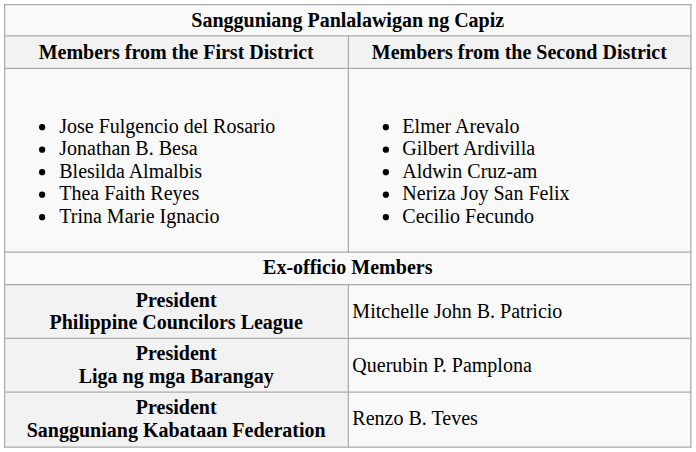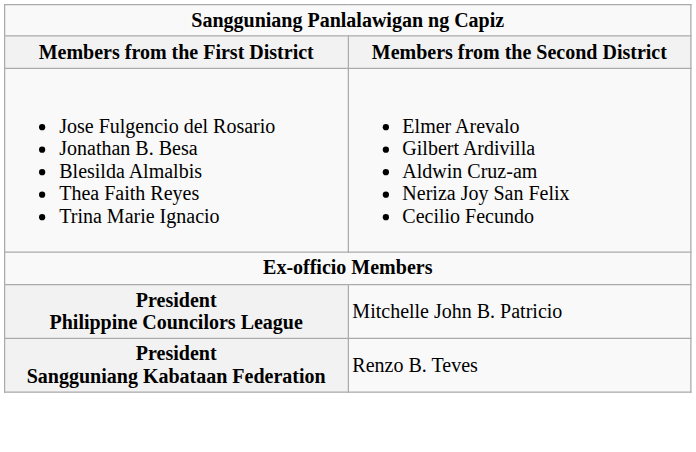- row: (176, 365)
